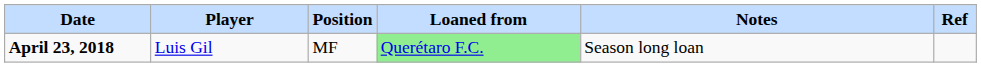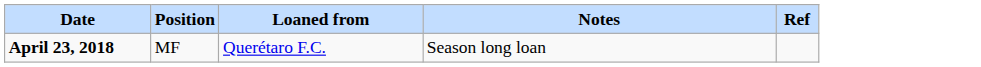- column: (229, 19)
(432, 47) lightgreen background -> (275, 47) no background
